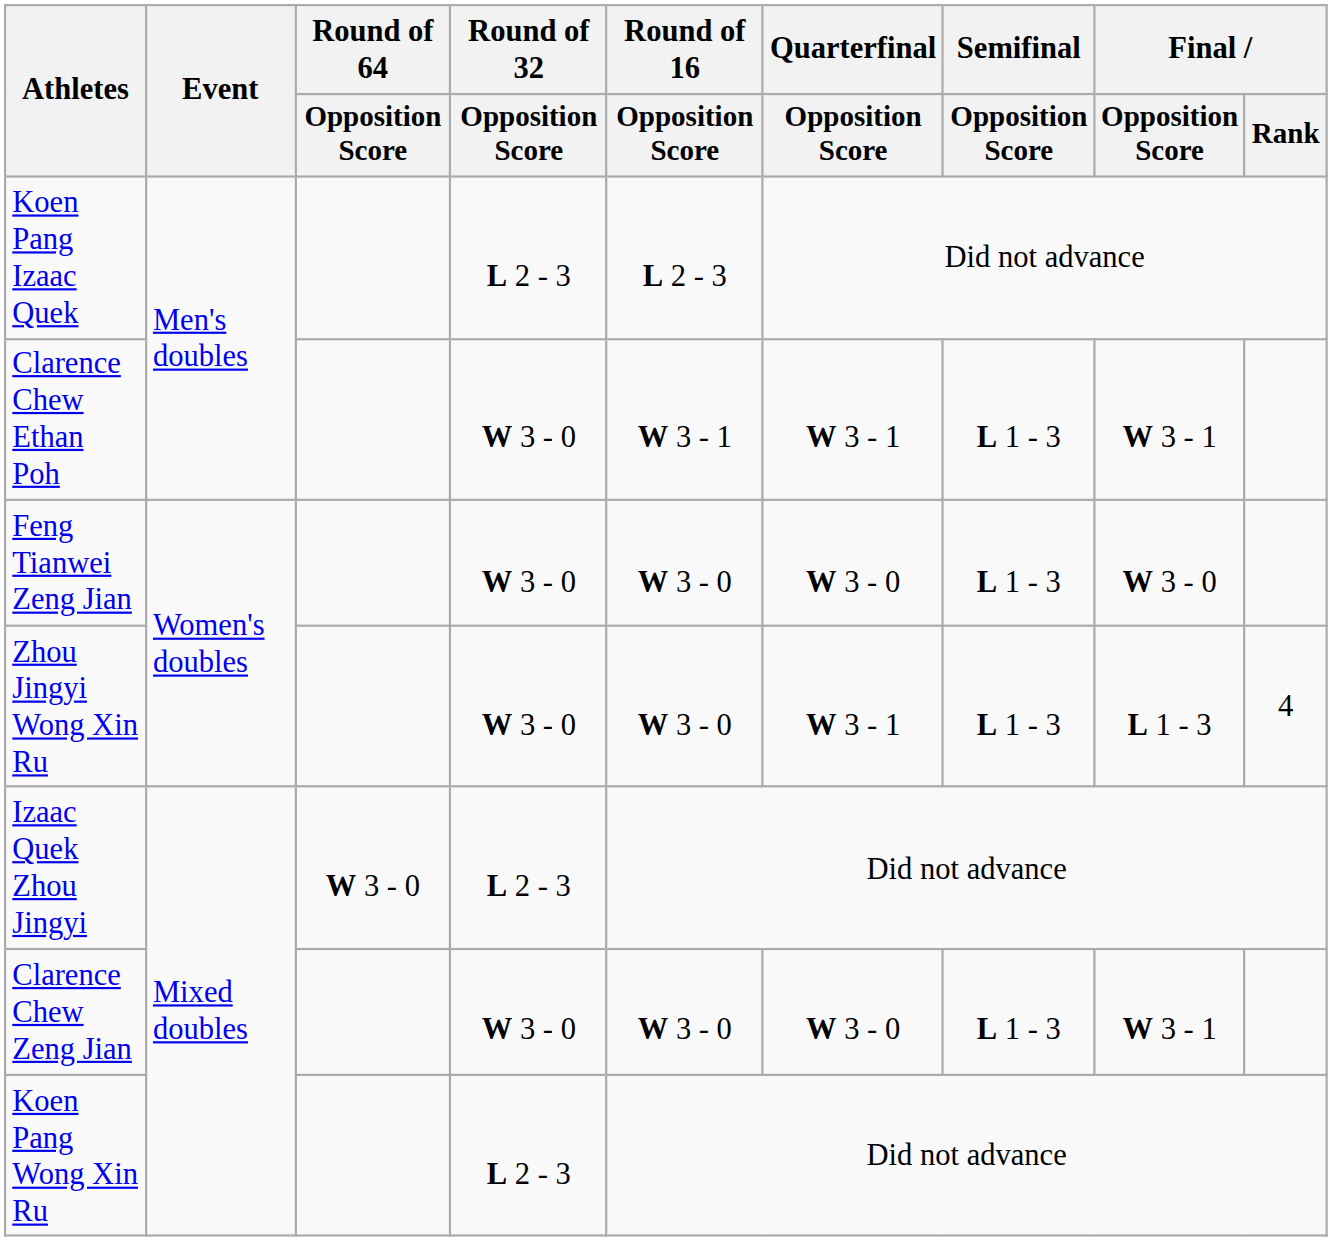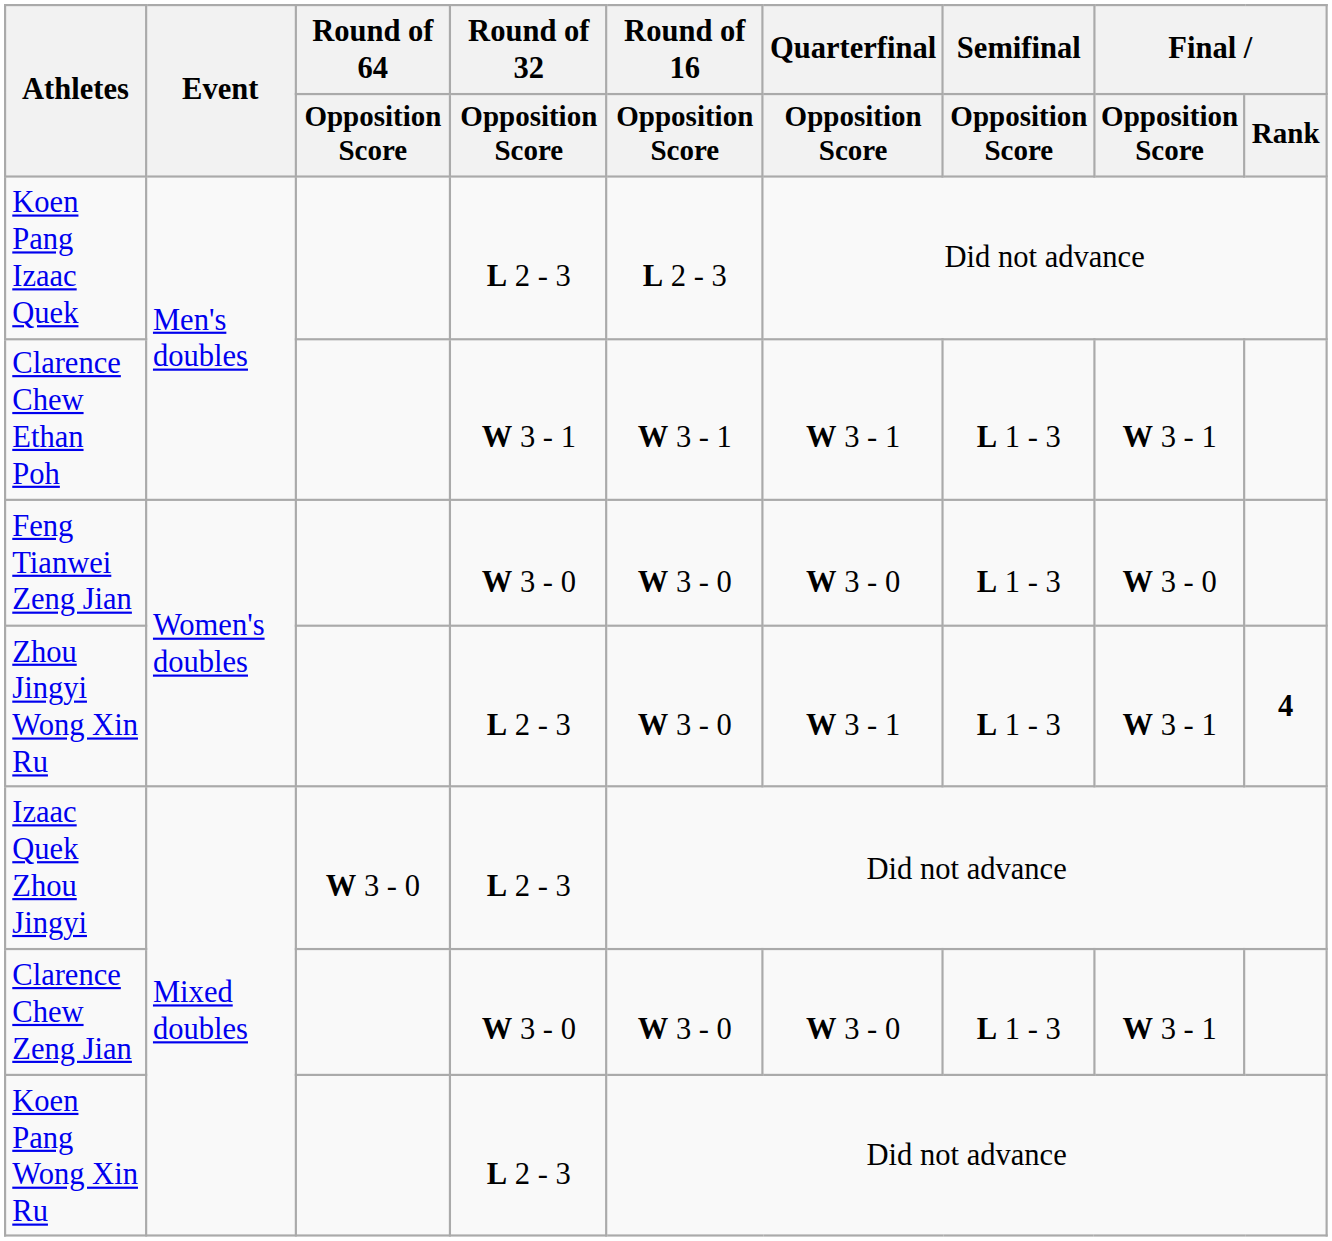(529, 437) W 3 - 0 -> (529, 437) W 3 - 1
(529, 724) W 3 - 0 -> (529, 724) L 2 - 3
(1170, 724) L 1 - 3 -> (1170, 724) W 3 - 1
(1286, 705) normal -> (1286, 705) bold
